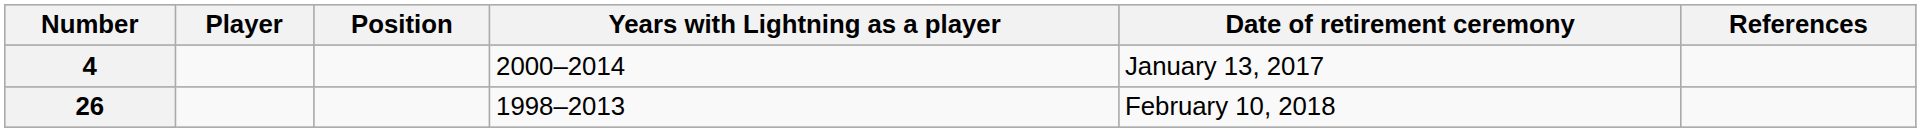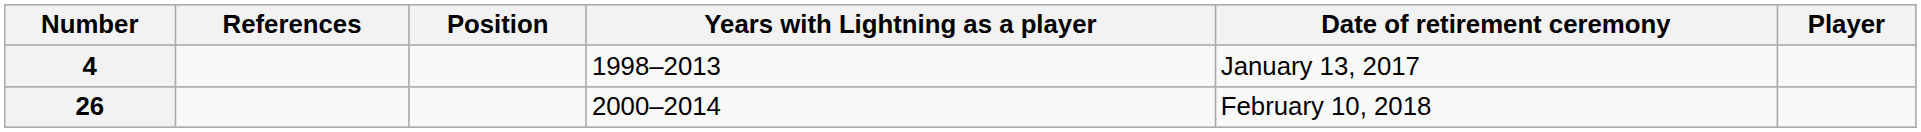columns swapped: (244, 24) <-> (1798, 24)
(561, 65) 2000–2014 -> (656, 65) 1998–2013
(561, 106) 1998–2013 -> (656, 106) 2000–2014
